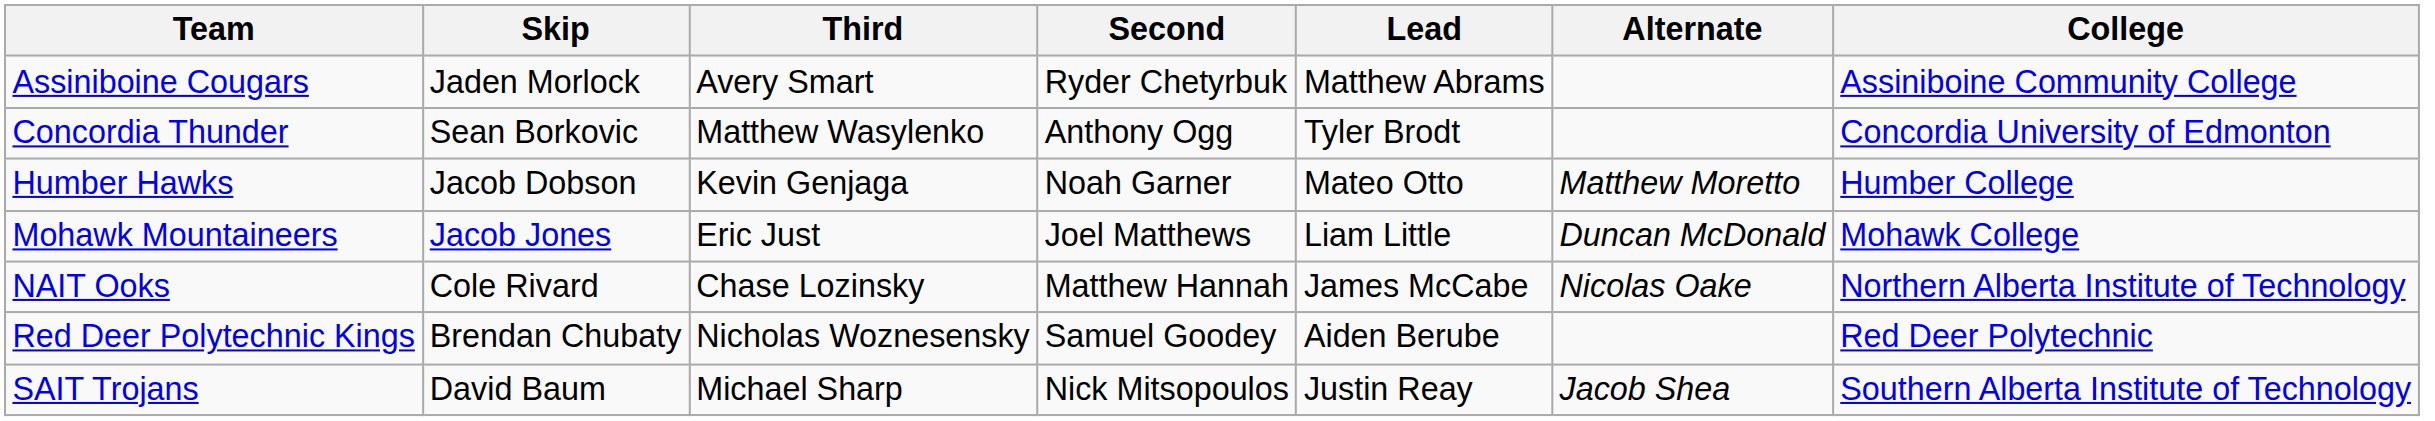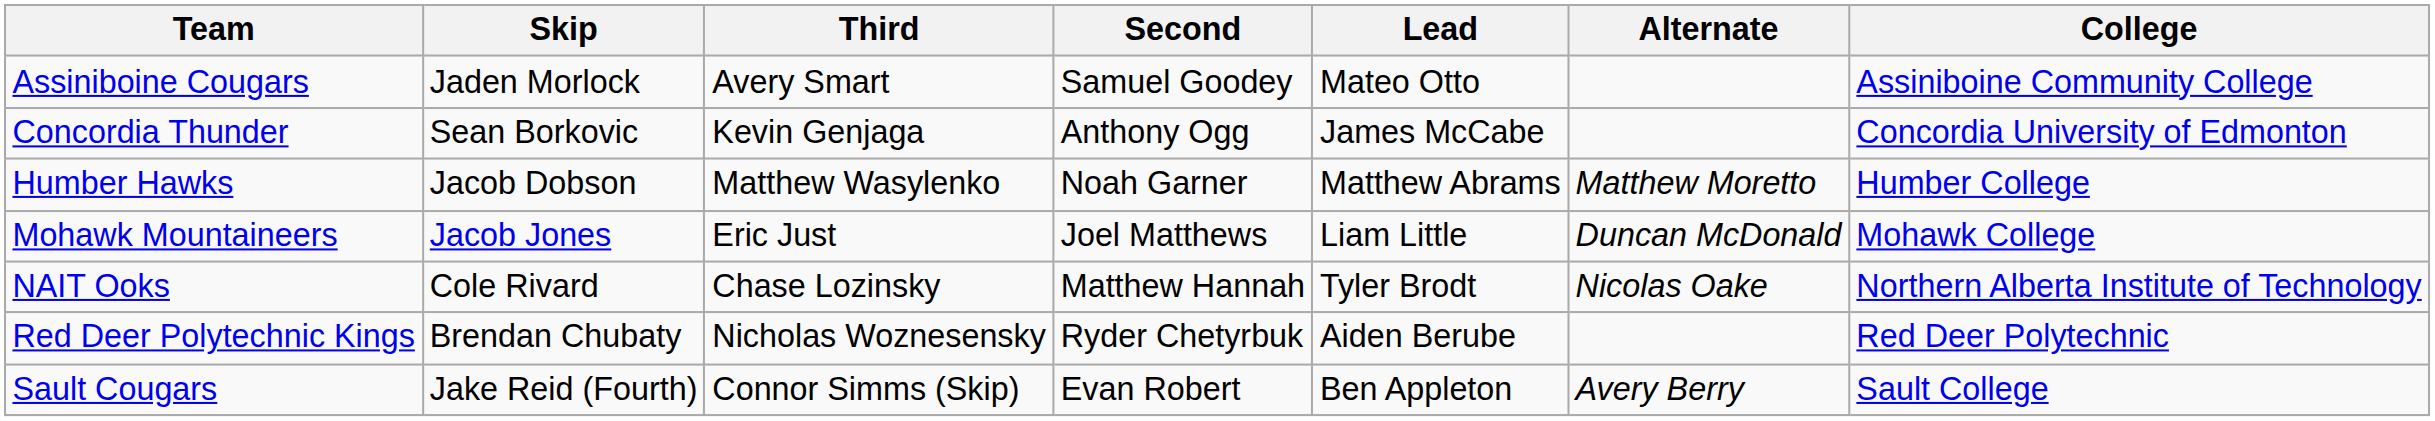(1166, 81) Ryder Chetyrbuk -> (1177, 81) Samuel Goodey
(1424, 81) Matthew Abrams -> (1400, 81) Mateo Otto
(840, 132) Matthew Wasylenko -> (818, 132) Kevin Genjaga
(1382, 132) Tyler Brodt -> (1432, 132) James McCabe
(802, 183) Kevin Genjaga -> (856, 183) Matthew Wasylenko
(1384, 183) Mateo Otto -> (1440, 183) Matthew Abrams
(1416, 286) James McCabe -> (1398, 286) Tyler Brodt
(1161, 337) Samuel Goodey -> (1182, 337) Ryder Chetyrbuk
- row: (106, 388)
+ row: (115, 388)
